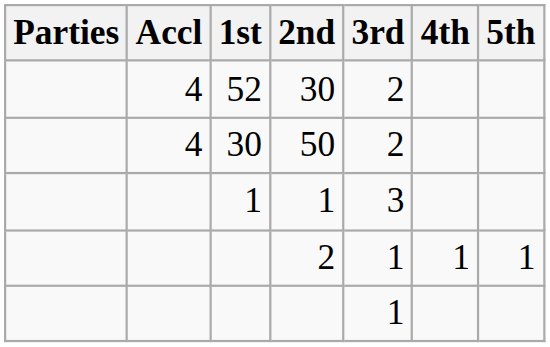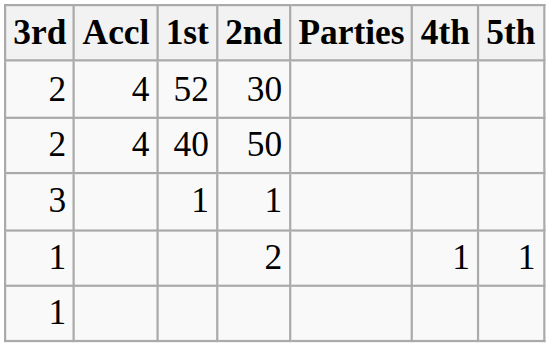columns swapped: (66, 32) <-> (378, 32)
(244, 144) 30 -> (191, 144) 40
